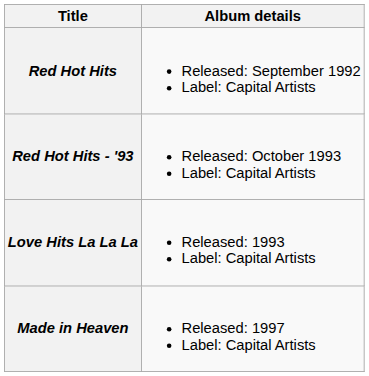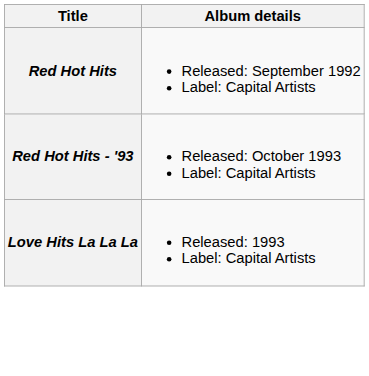- row: (73, 328)
